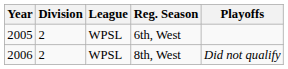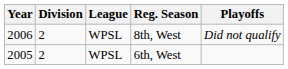rows swapped: (157, 34) <-> (157, 54)
